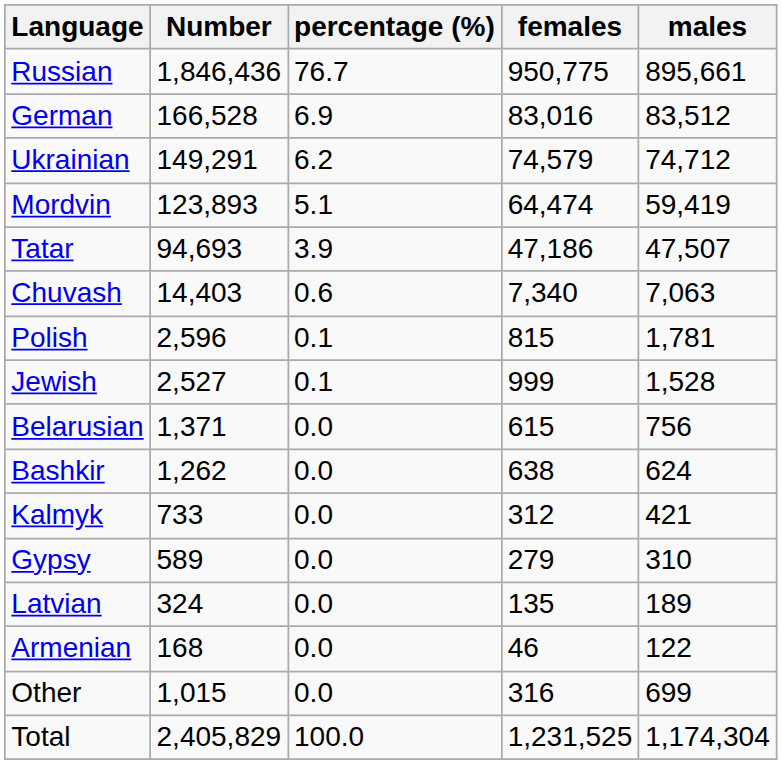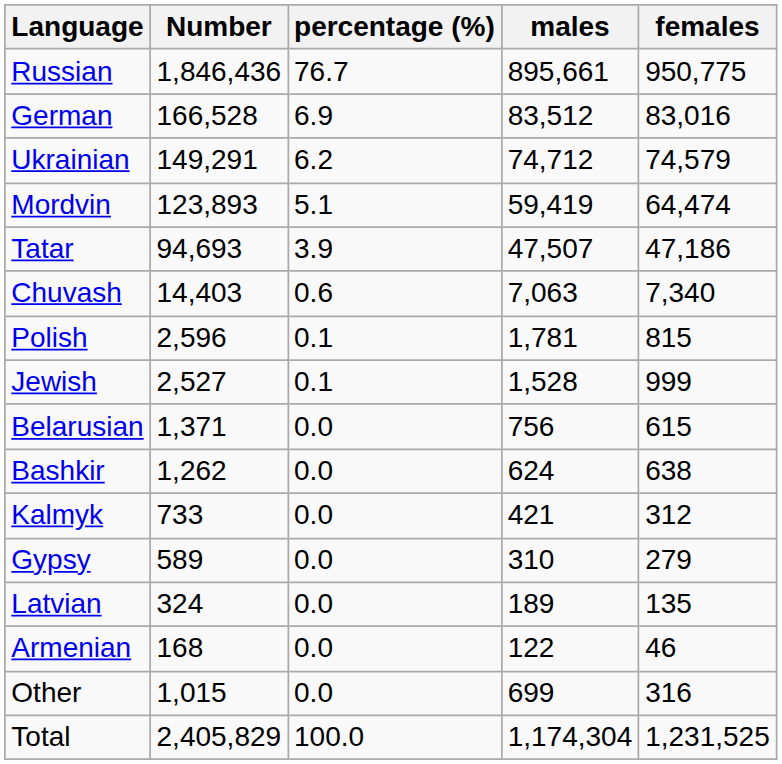columns swapped: (707, 26) <-> (570, 26)
